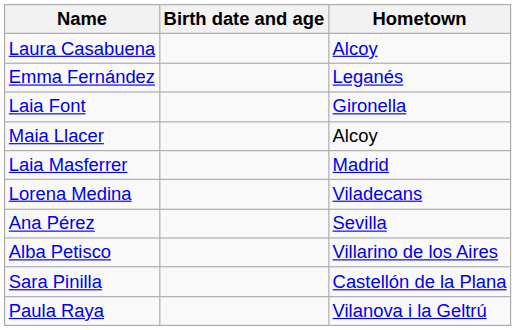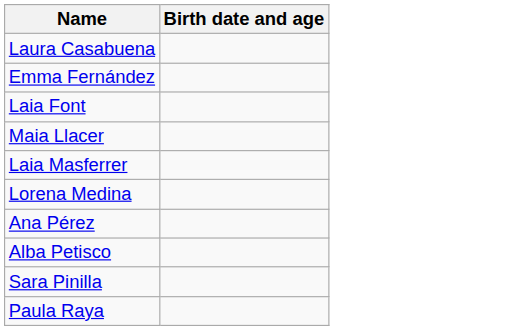- column: (420, 19)
